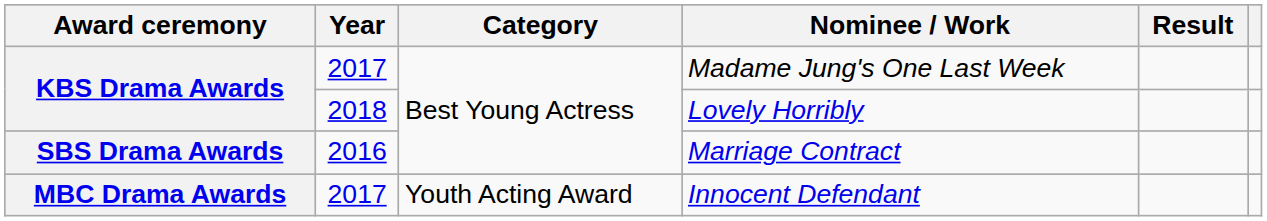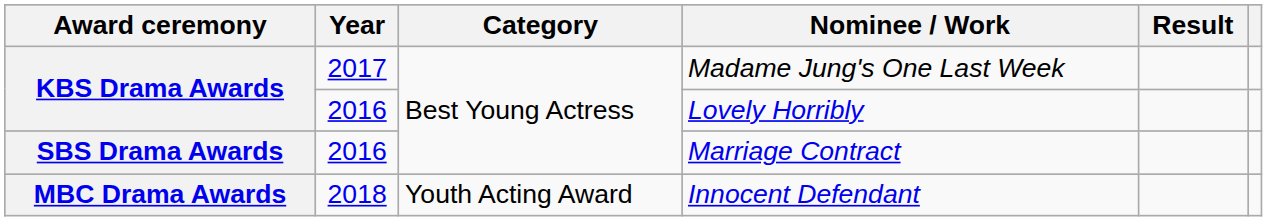(357, 109) 2018 -> (357, 109) 2016
(357, 194) 2017 -> (357, 194) 2018
